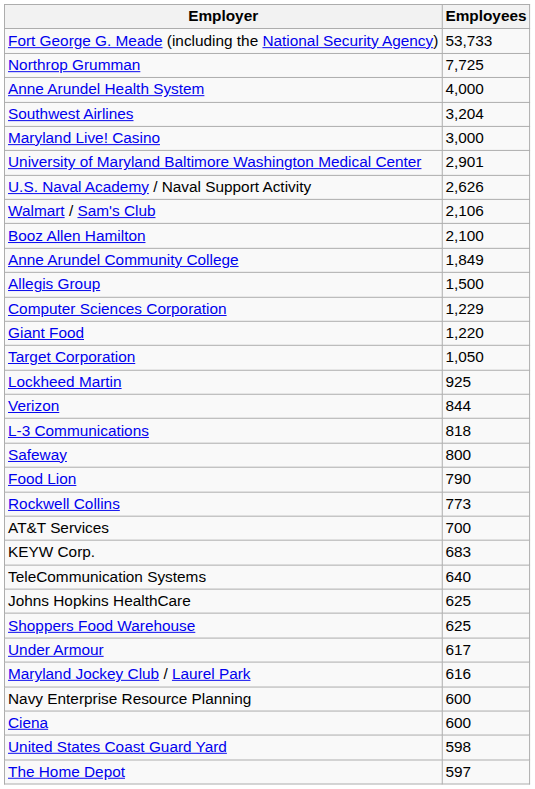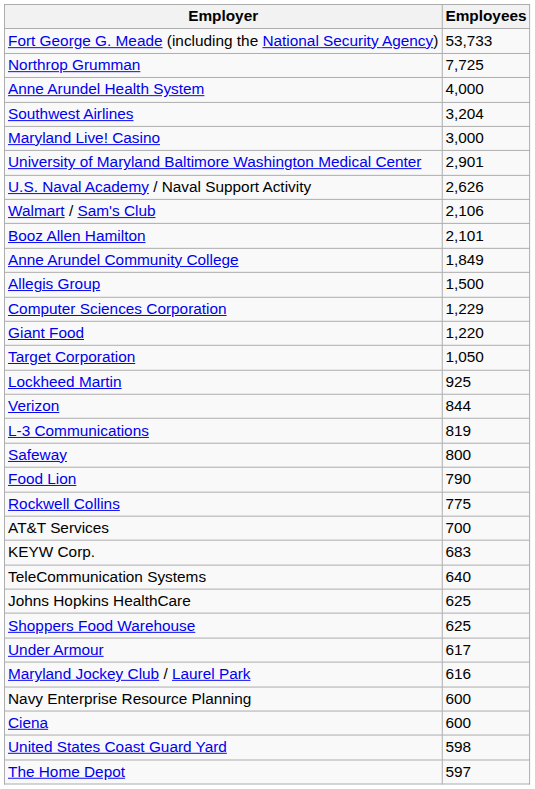(465, 235) 2,100 -> (465, 235) 2,101
(458, 430) 818 -> (458, 430) 819
(458, 503) 773 -> (458, 503) 775
